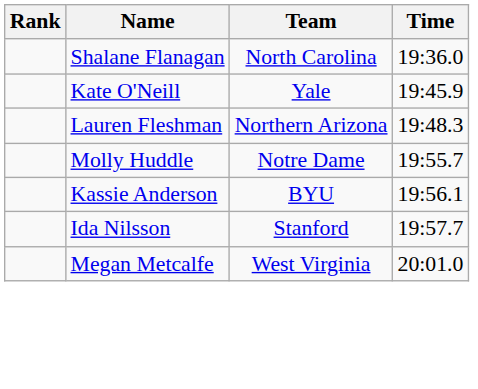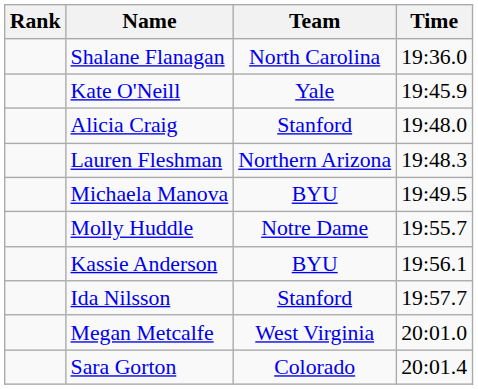+ row: (124, 125)
+ row: (149, 194)
+ row: (123, 366)
